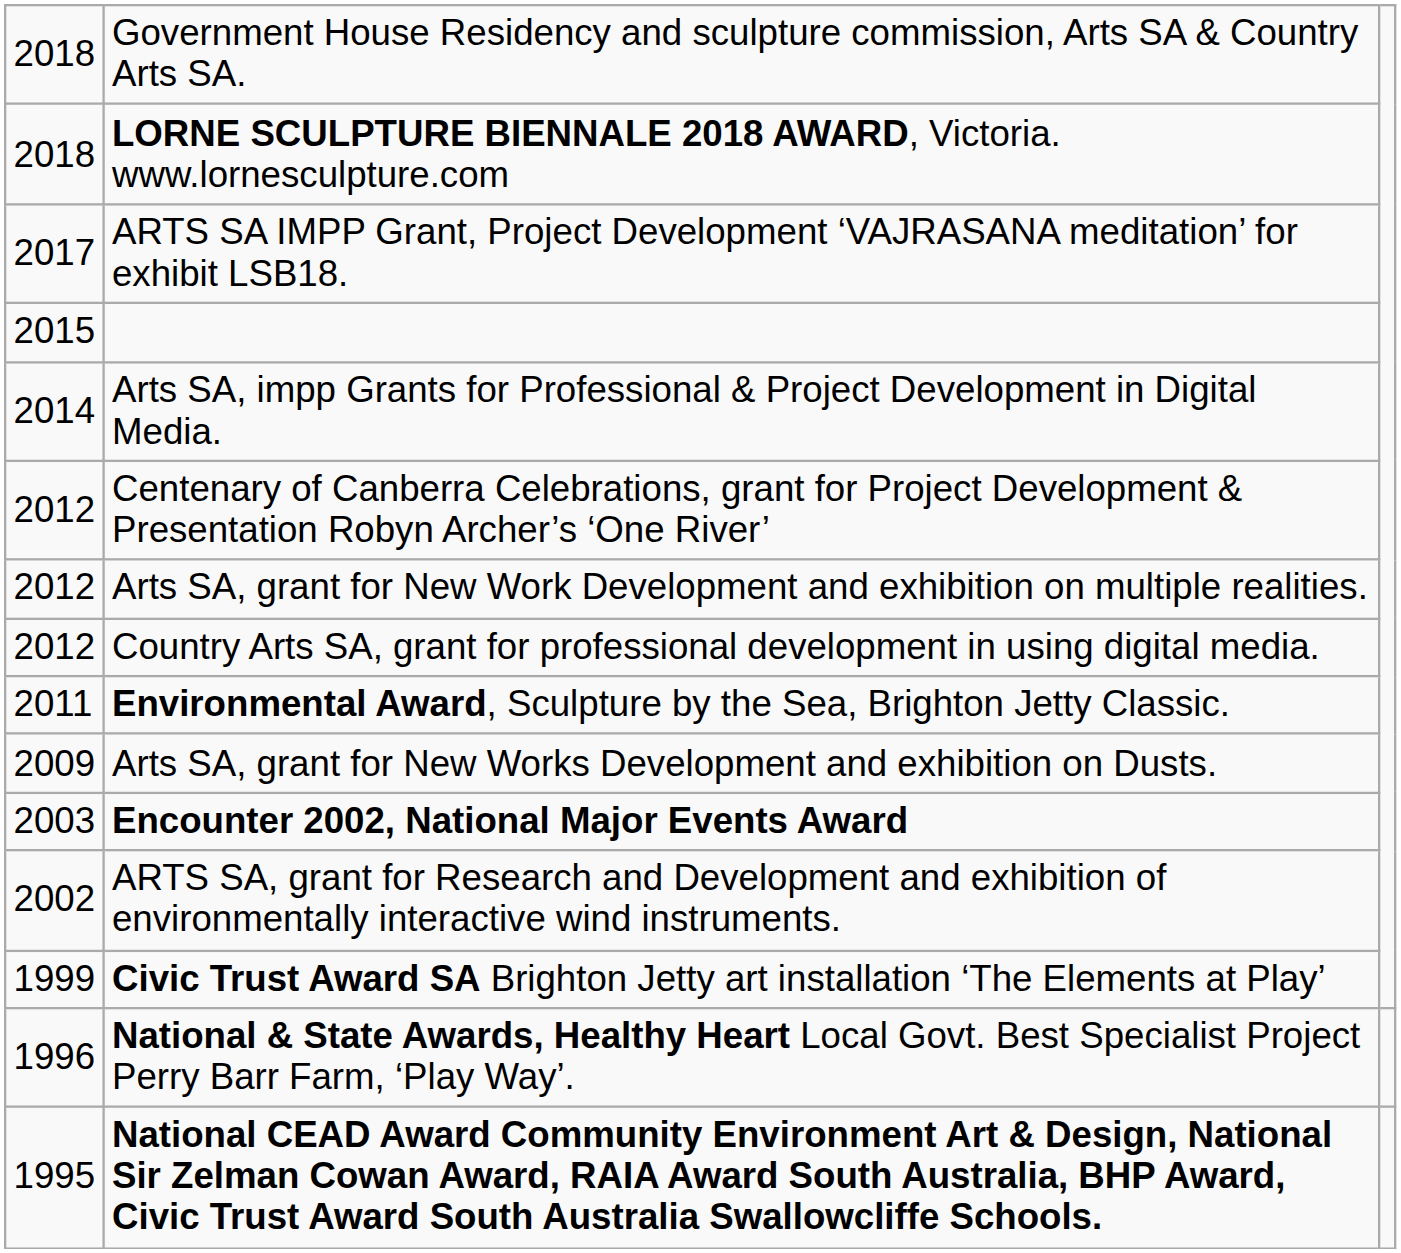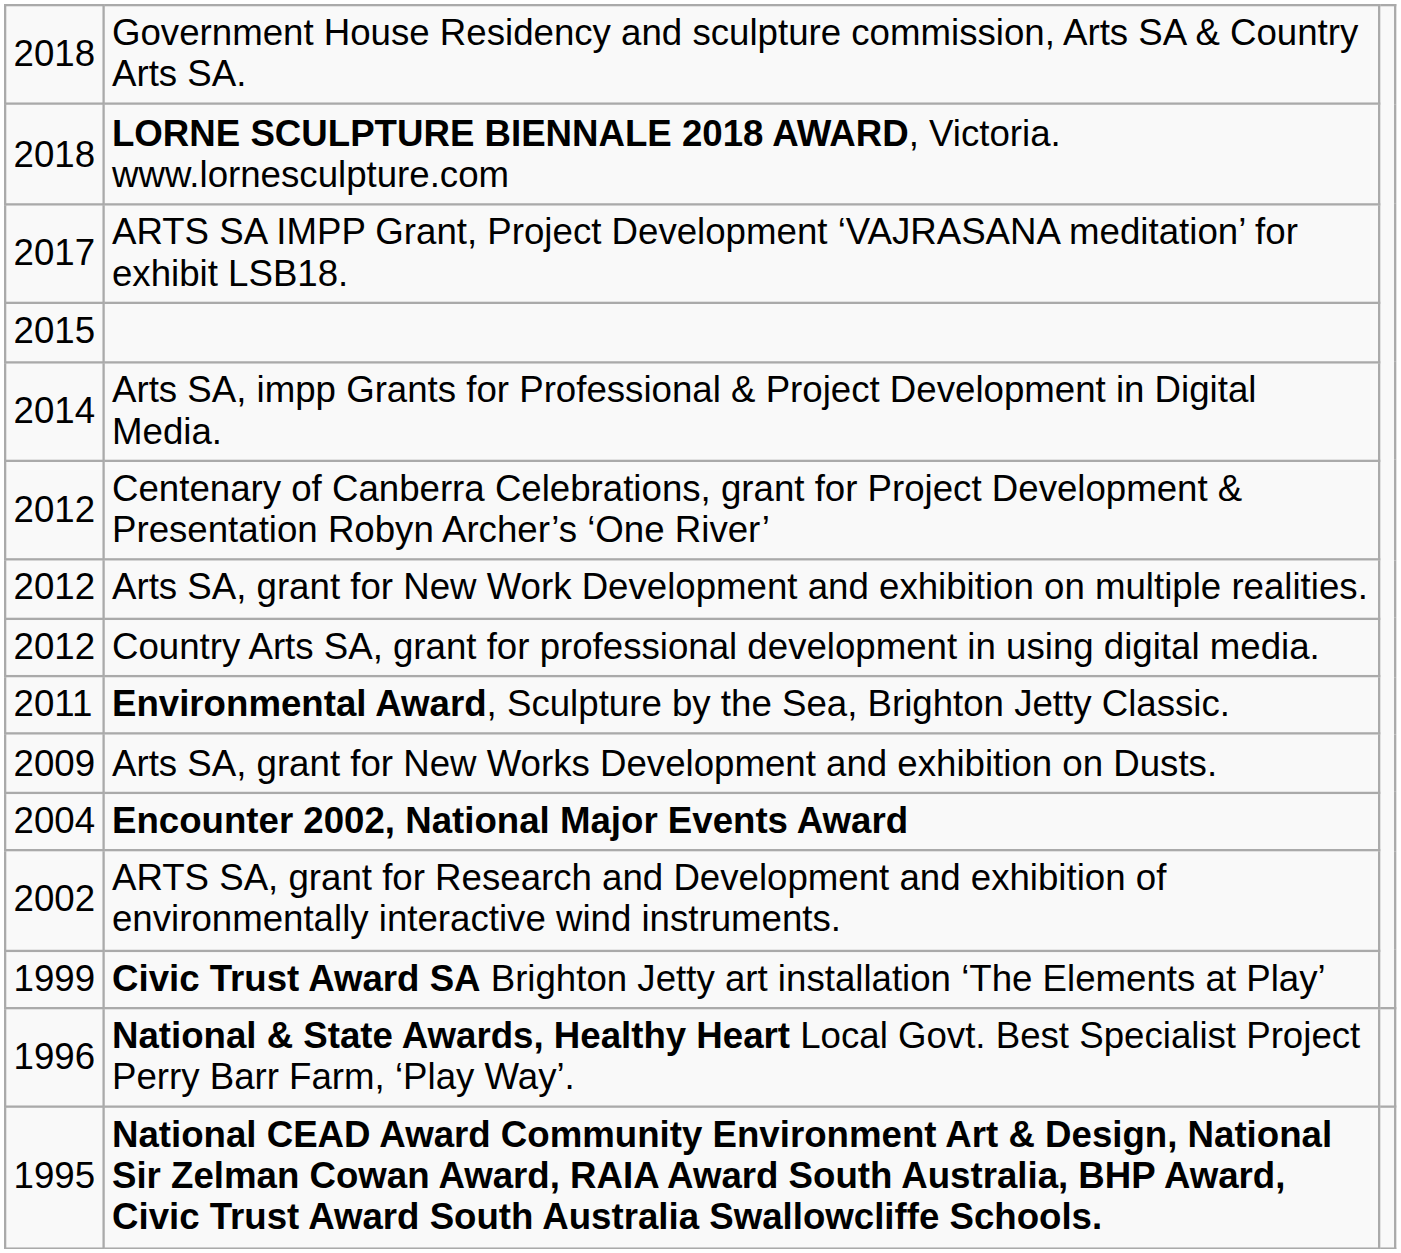(54, 820) 2003 -> (54, 820) 2004
